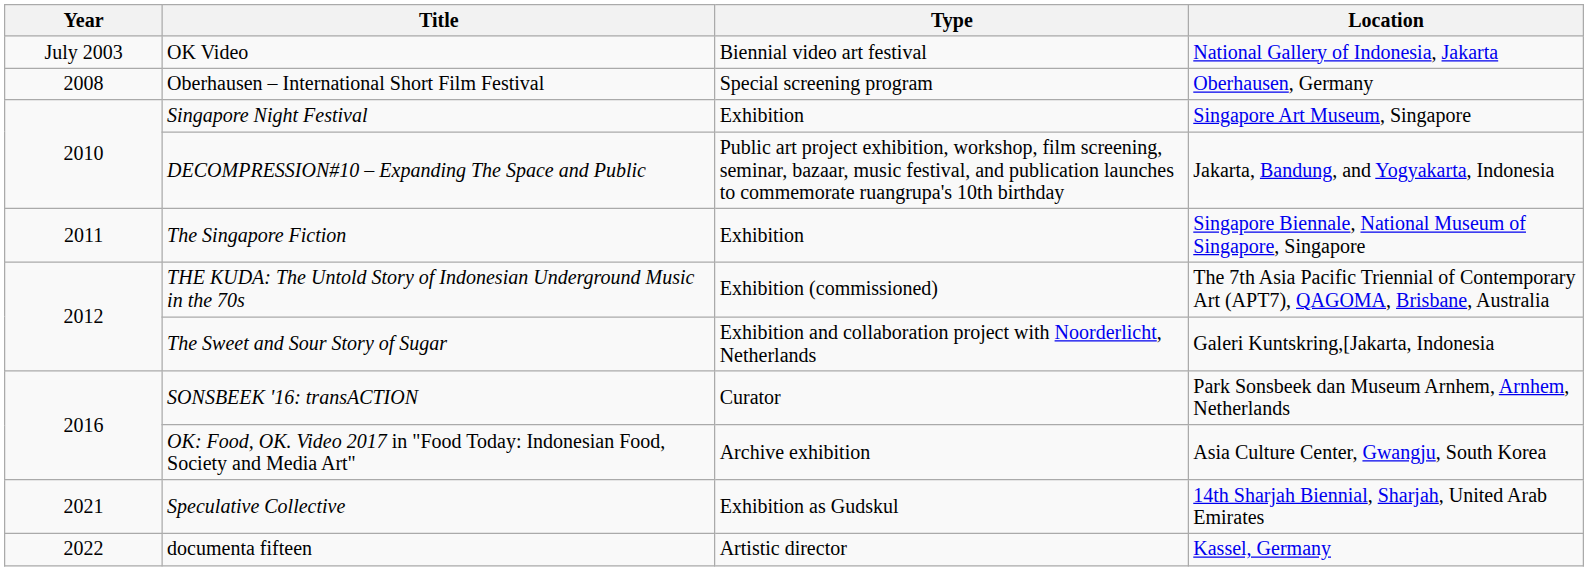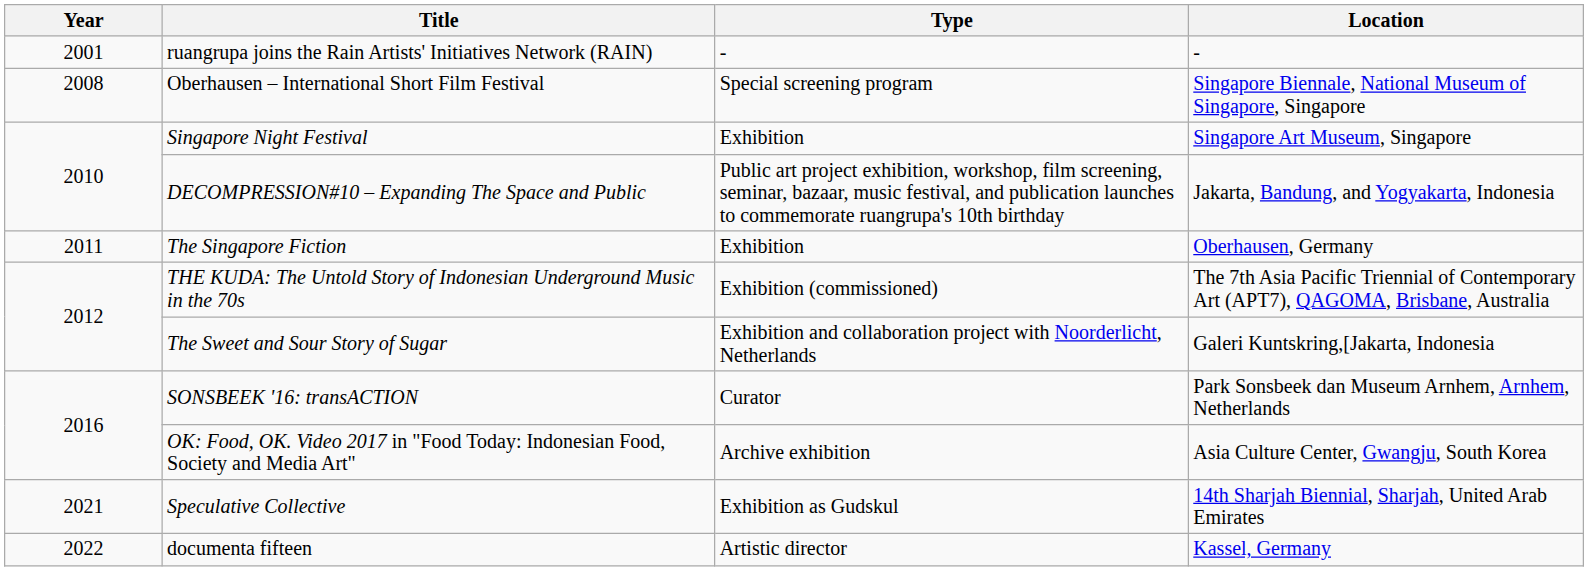+ row: (410, 52)
- row: (208, 52)
(1283, 83) Oberhausen, Germany -> (1360, 95) Singapore Biennale, National Museum of Singapore, Singapore
(1360, 235) Singapore Biennale, National Museum of Singapore, Singapore -> (1283, 246) Oberhausen, Germany
